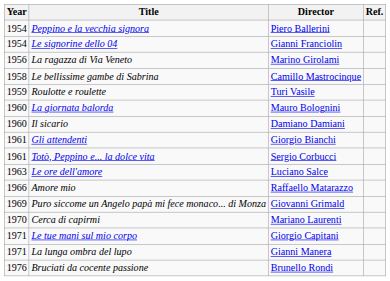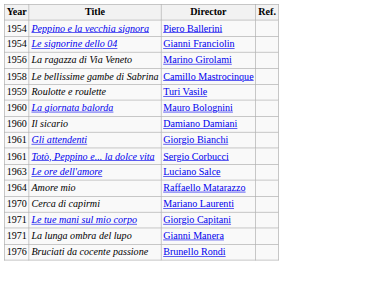(17, 188) 1966 -> (17, 188) 1964
- row: (149, 204)
